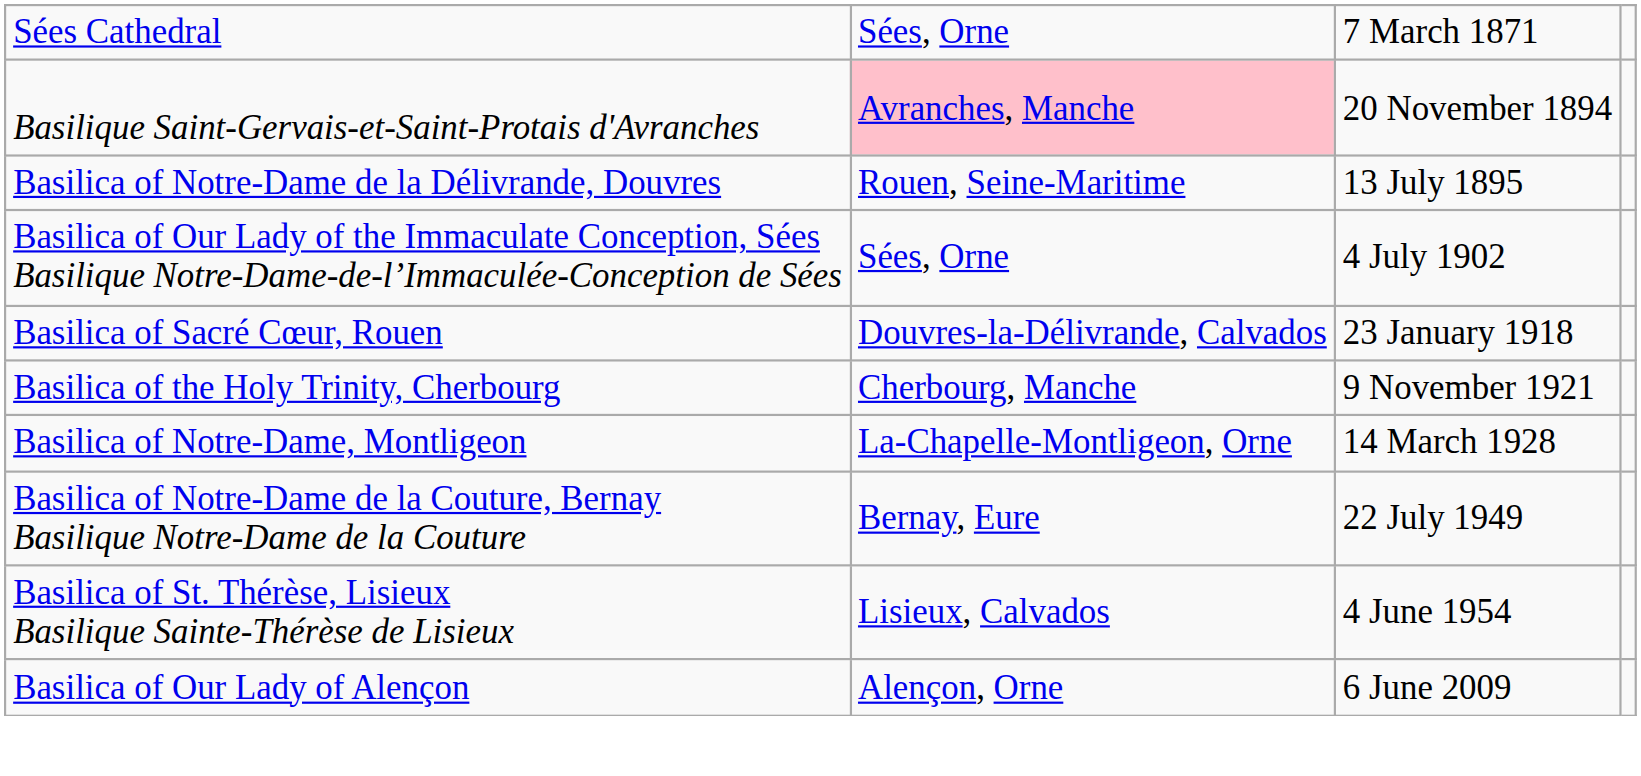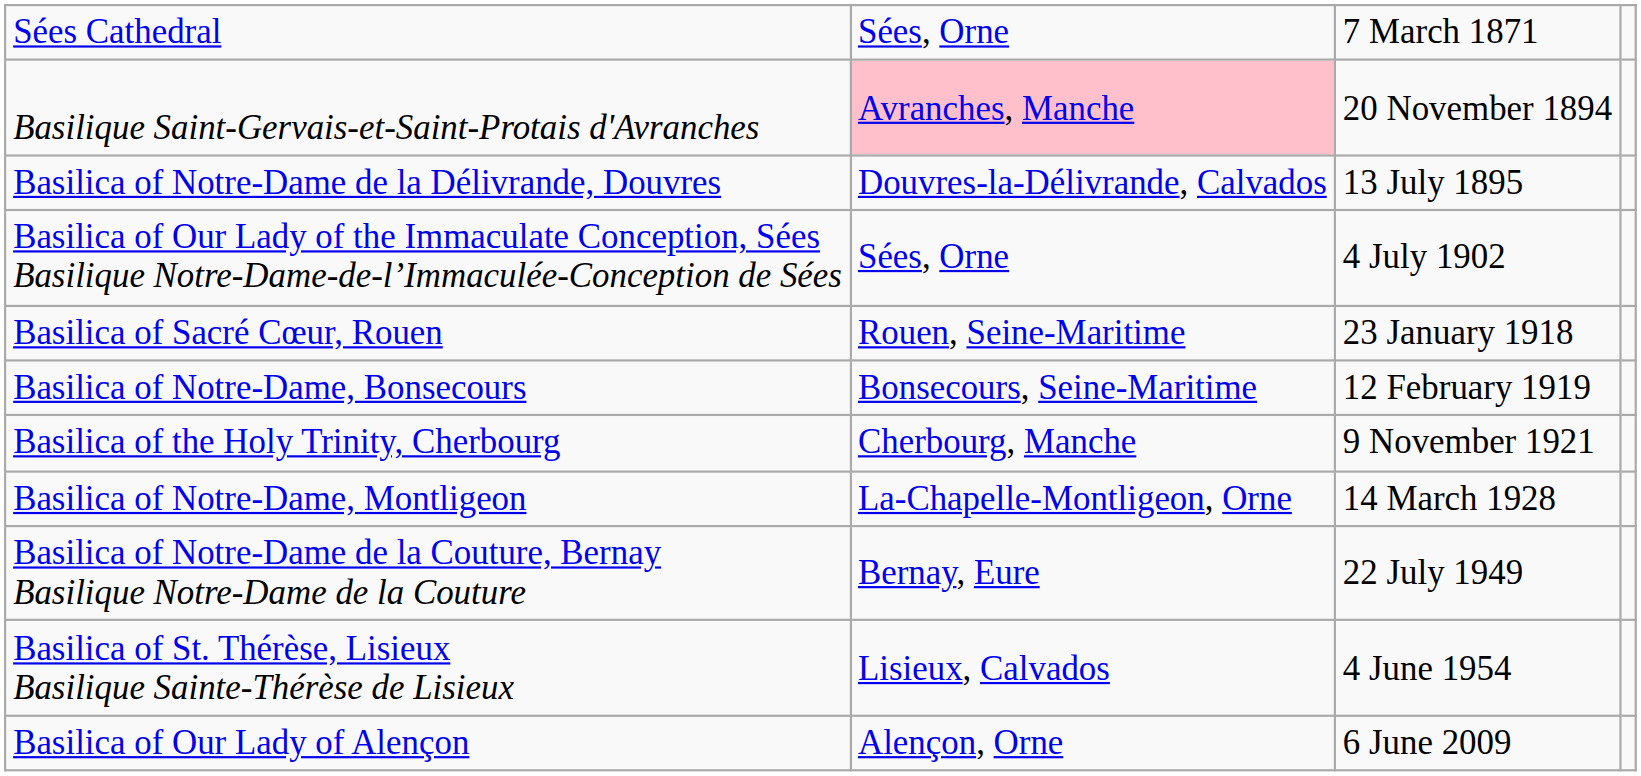(1022, 182) Rouen, Seine-Maritime -> (1092, 182) Douvres-la-Délivrande, Calvados
(1092, 331) Douvres-la-Délivrande, Calvados -> (1022, 331) Rouen, Seine-Maritime
+ row: (270, 387)
